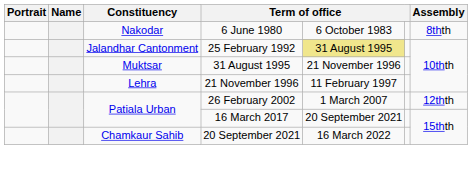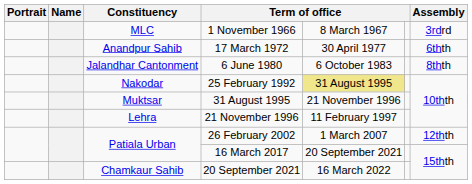+ row: (252, 30)
+ row: (252, 48)
(142, 30) Nakodar -> (142, 65) Jalandhar Cantonment
(142, 48) Jalandhar Cantonment -> (142, 83) Nakodar
